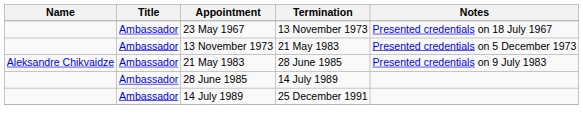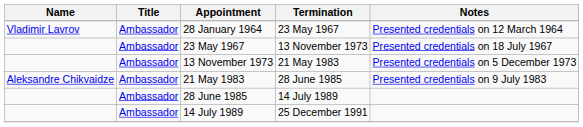+ row: (223, 29)
